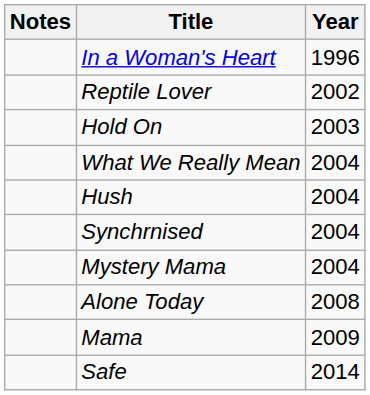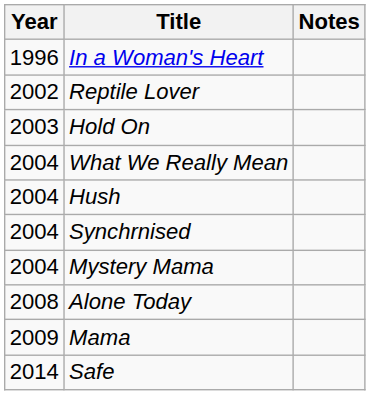columns swapped: (335, 22) <-> (40, 22)
